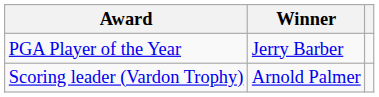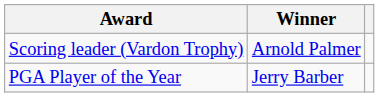rows swapped: (95, 48) <-> (126, 77)
